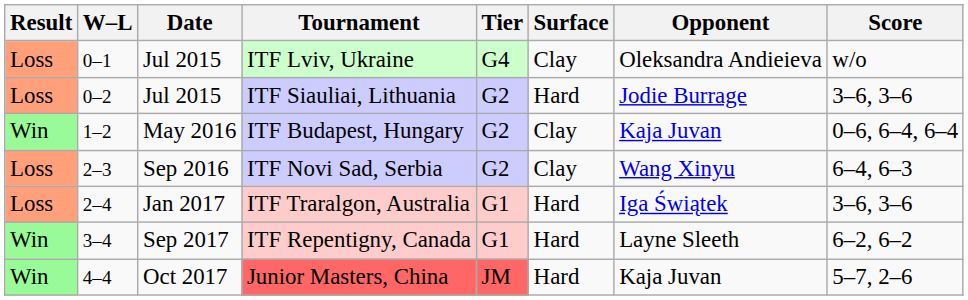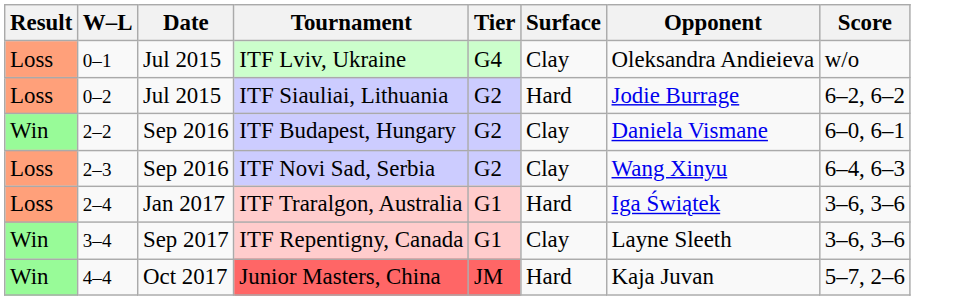(872, 95) 3–6, 3–6 -> (865, 95) 6–2, 6–2
- row: (97, 132)
+ row: (97, 132)
(556, 240) Hard -> (548, 240) Clay
(872, 240) 6–2, 6–2 -> (865, 240) 3–6, 3–6
